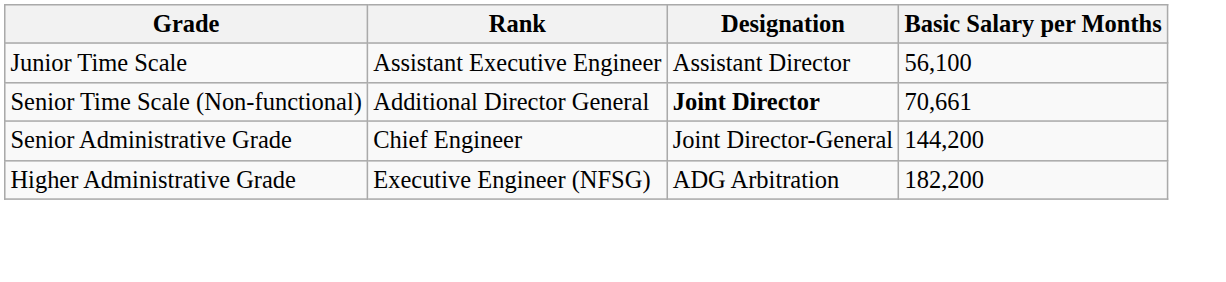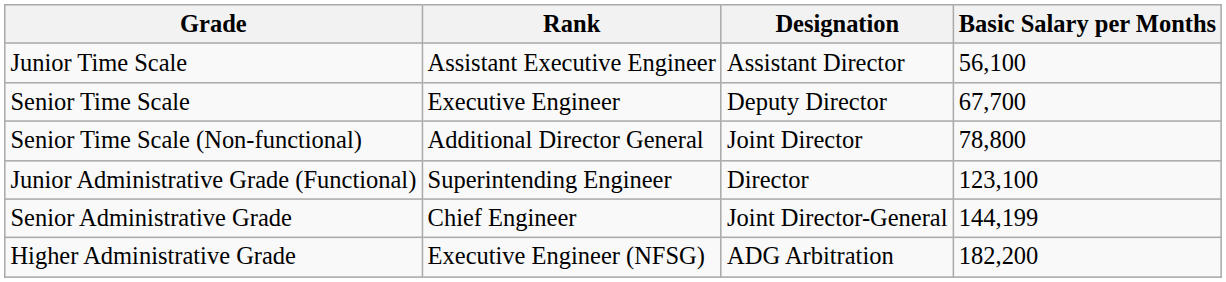+ row: (100, 101)
(746, 101) bold -> (795, 140) normal
(938, 101) 70,661 -> (992, 140) 78,800
+ row: (213, 179)
(944, 140) 144,200 -> (999, 218) 144,199
